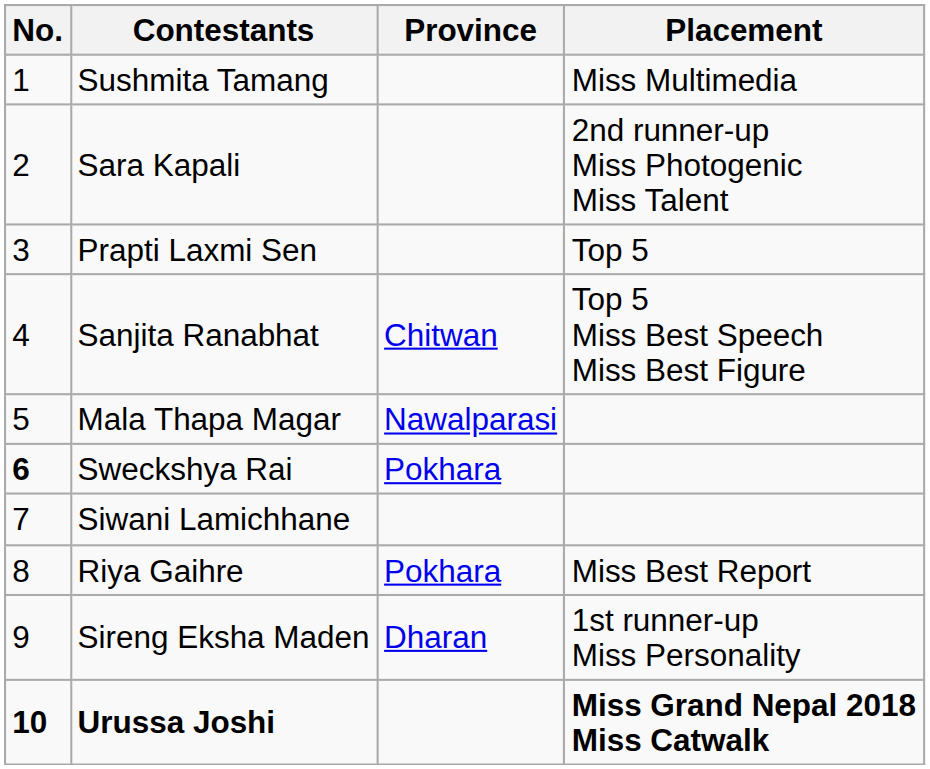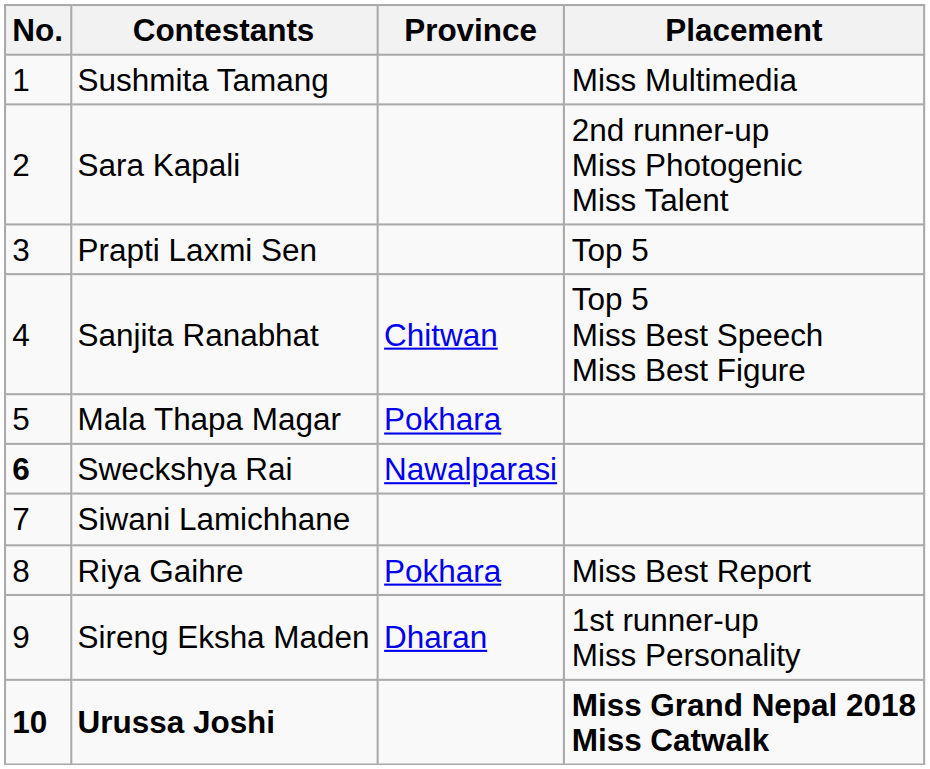(471, 420) Nawalparasi -> (443, 420) Pokhara
(443, 470) Pokhara -> (471, 470) Nawalparasi
